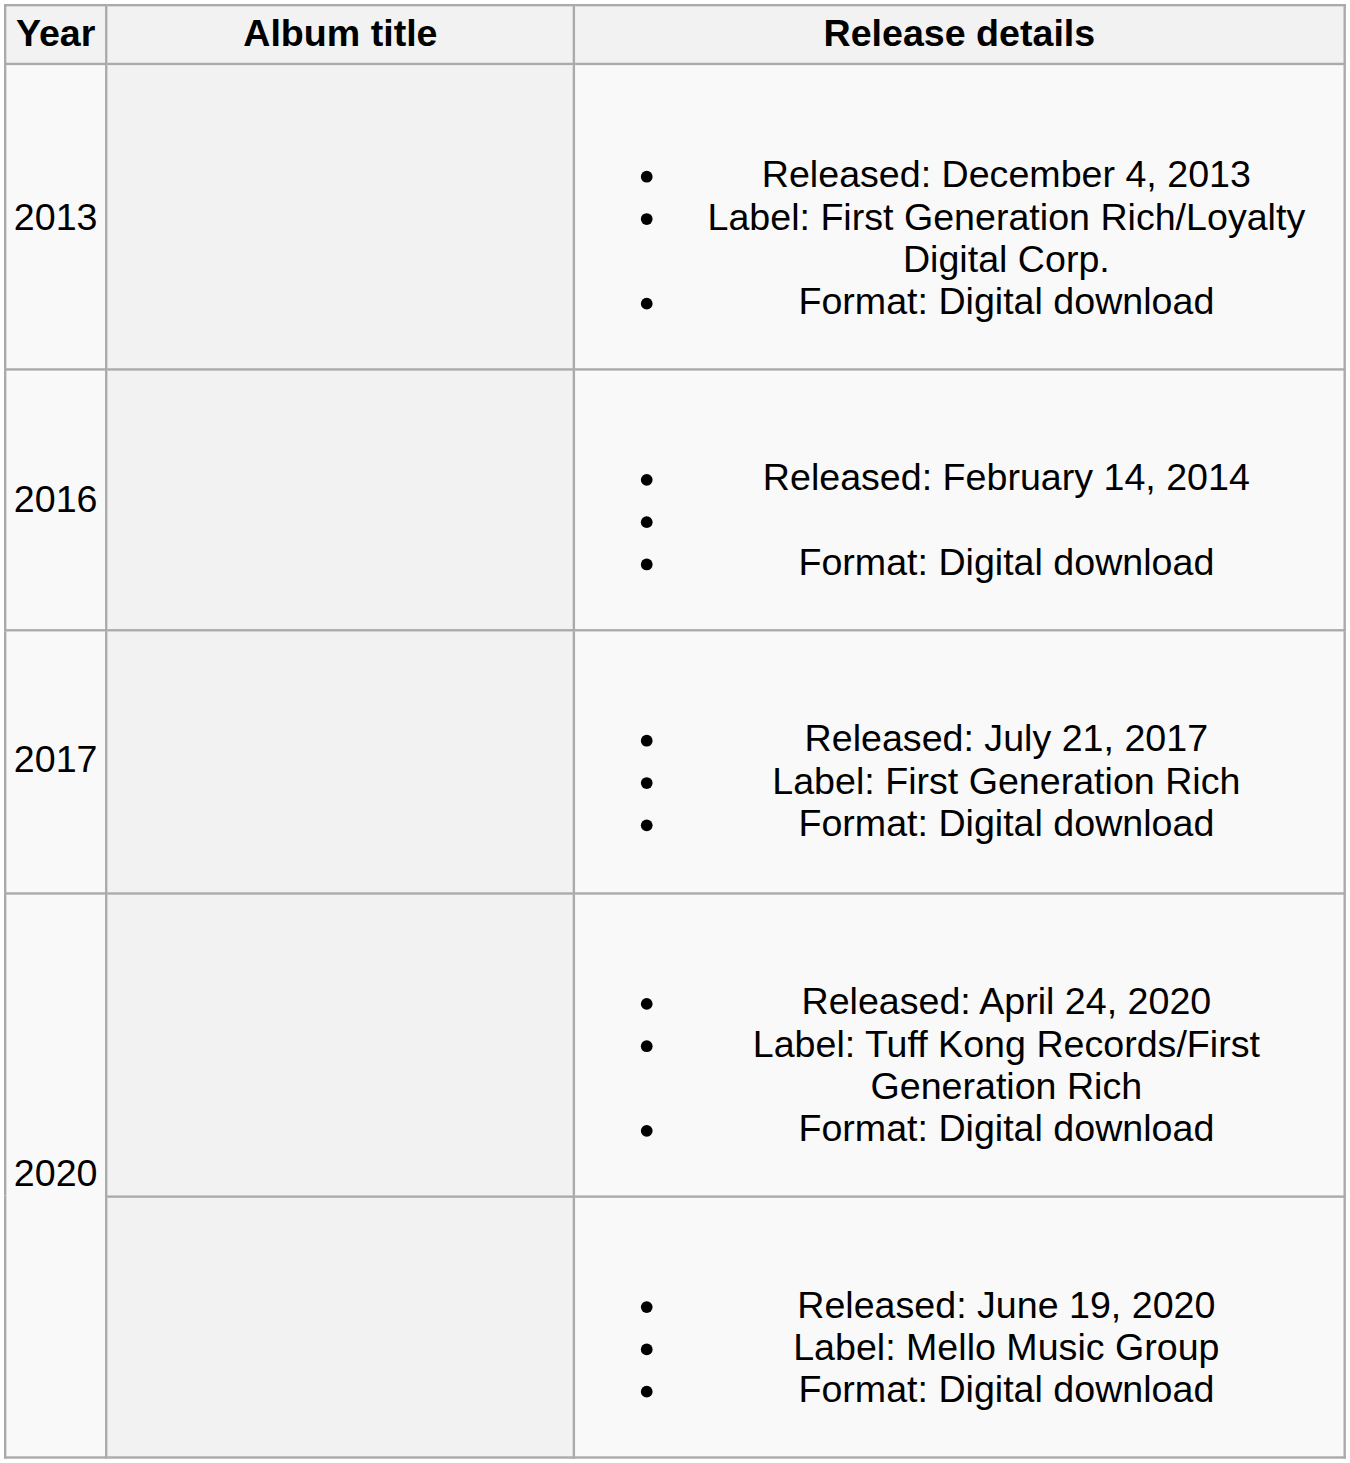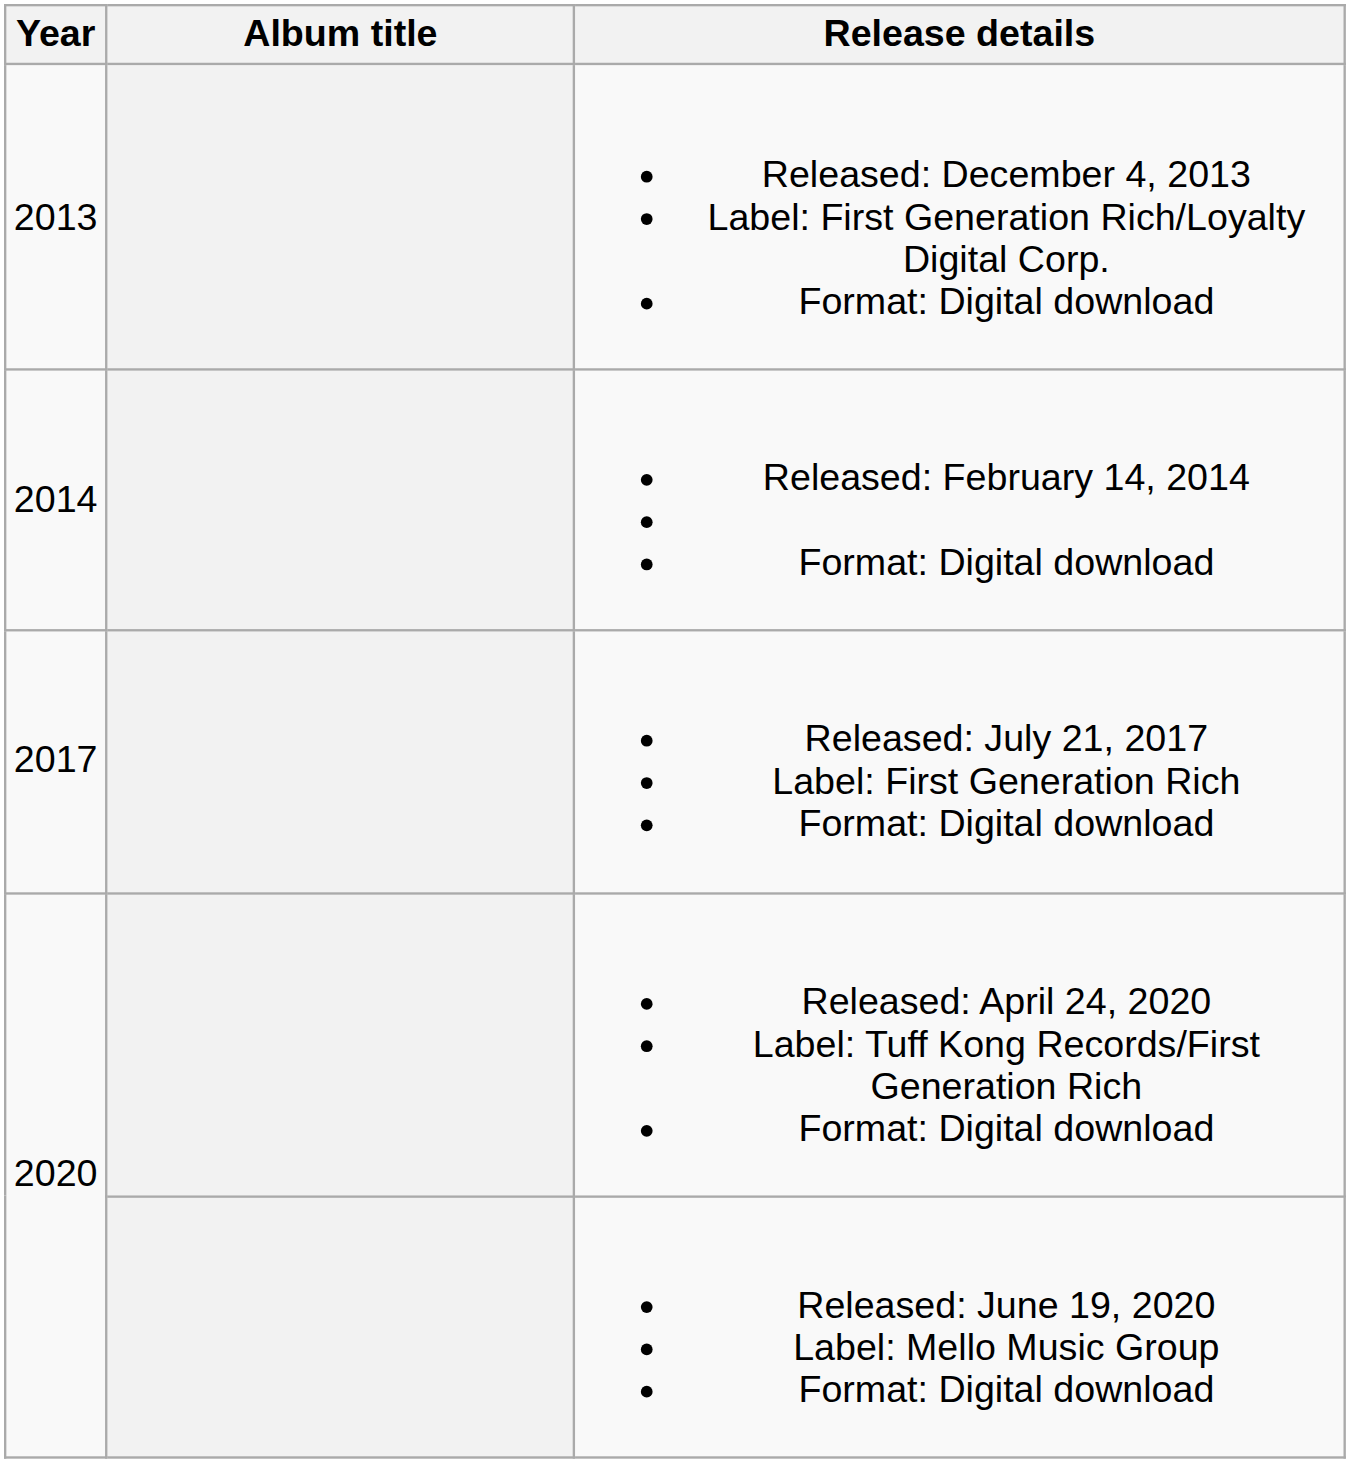(56, 499) 2016 -> (56, 499) 2014
